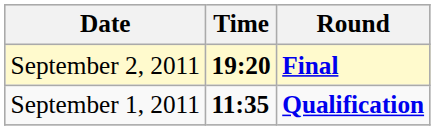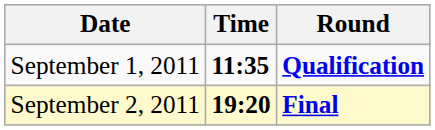rows swapped: (105, 104) <-> (105, 64)
